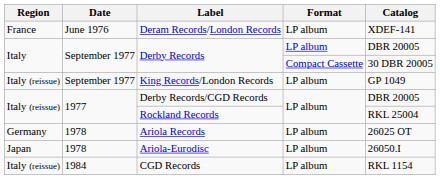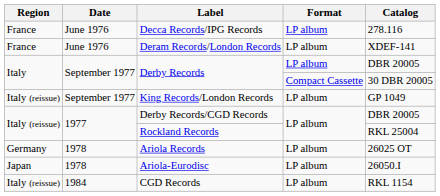+ row: (201, 30)
